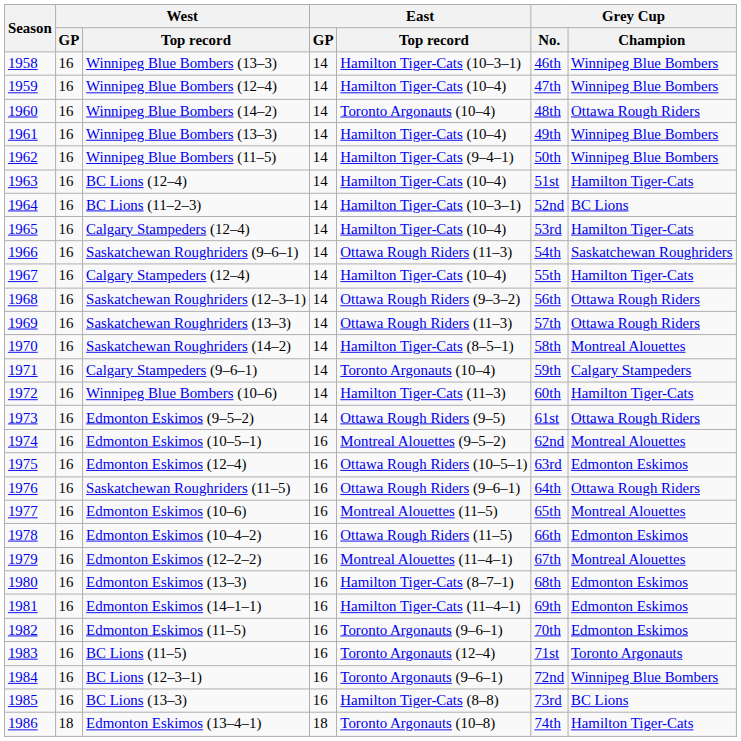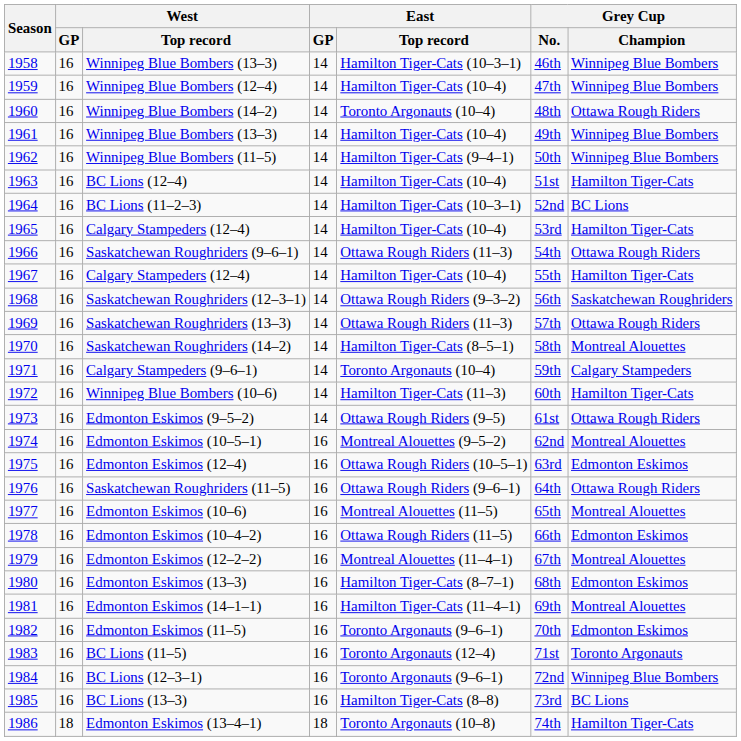(652, 252) Saskatchewan Roughriders -> (635, 252) Ottawa Rough Riders
(635, 299) Ottawa Rough Riders -> (652, 299) Saskatchewan Roughriders
(630, 606) Edmonton Eskimos -> (628, 606) Montreal Alouettes
